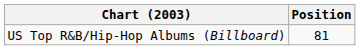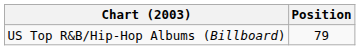(321, 35) 81 -> (321, 35) 79
